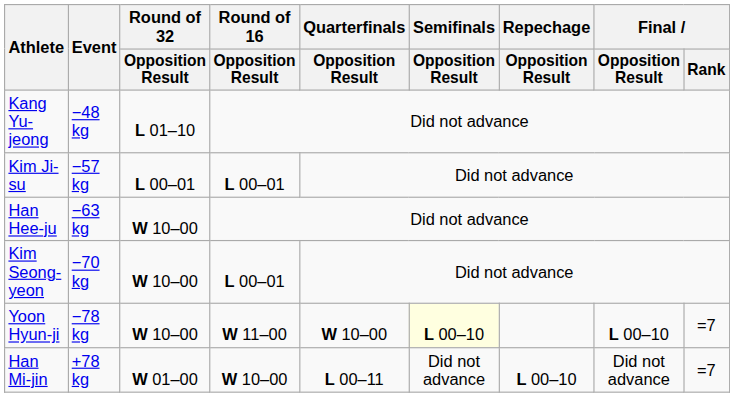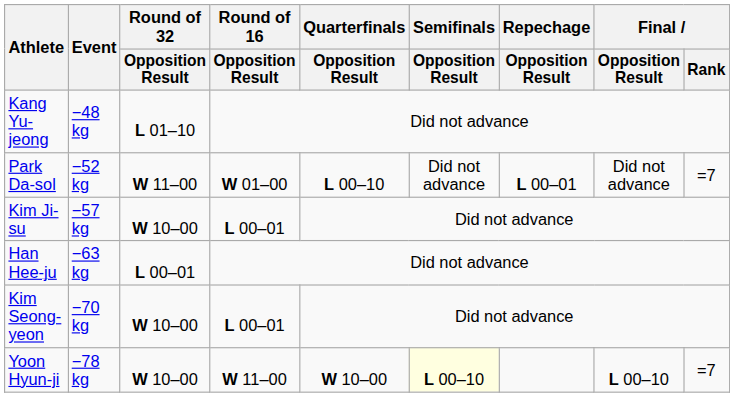+ row: (32, 175)
(165, 184) L 00–01 -> (165, 229) W 10–00
(165, 229) W 10–00 -> (165, 273) L 00–01
- row: (28, 370)
